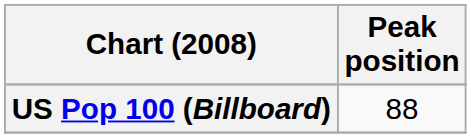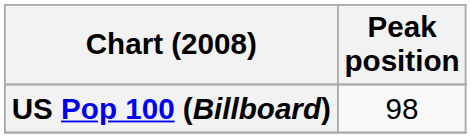(402, 108) 88 -> (402, 108) 98
